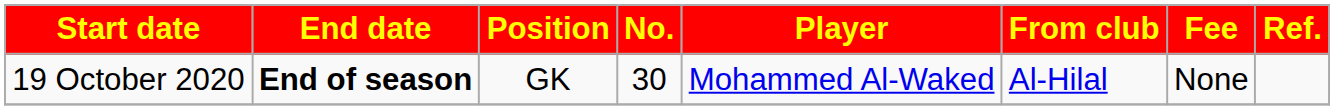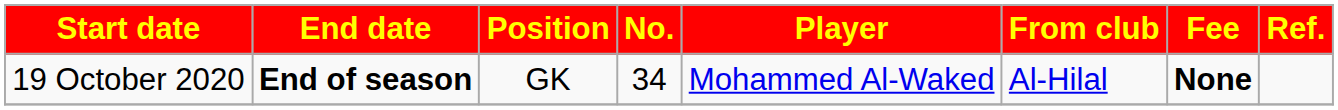(649, 78) 30 -> (649, 78) 34
(1211, 78) normal -> (1213, 78) bold
